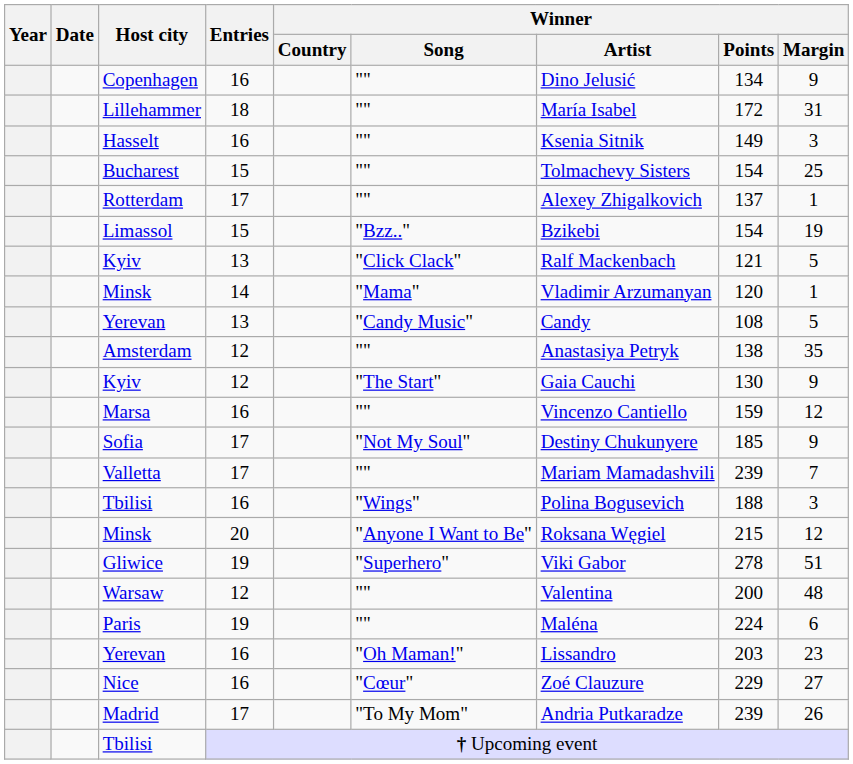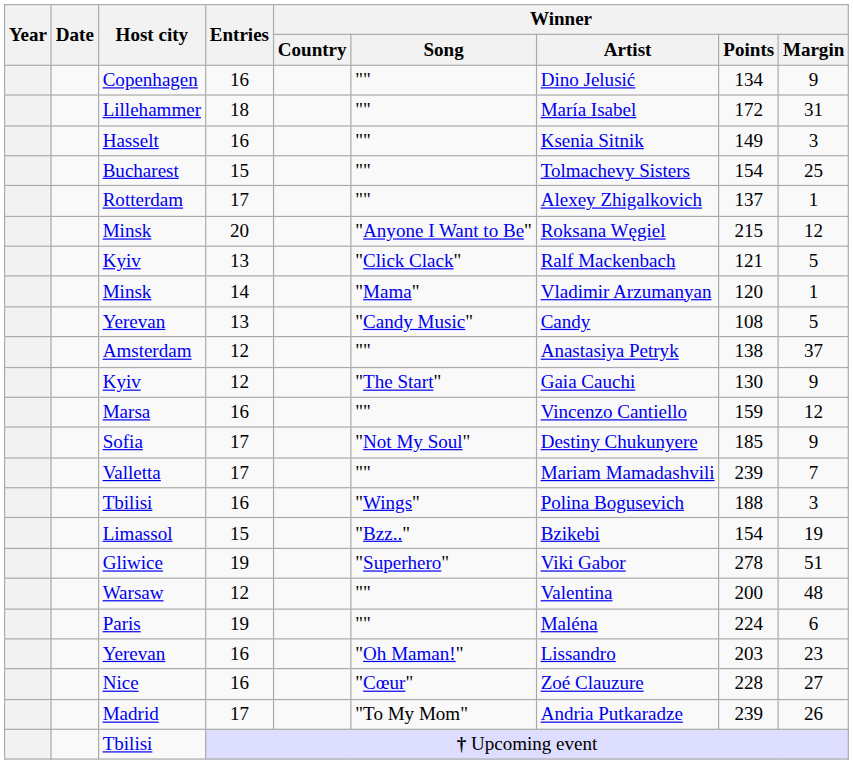rows swapped: (138, 230) <-> (127, 532)
(814, 351) 35 -> (814, 351) 37
(749, 683) 229 -> (749, 683) 228
